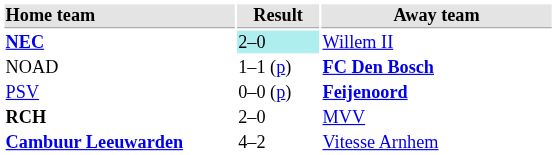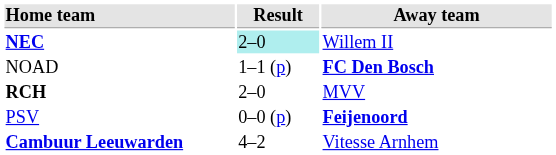rows swapped: (22, 91) <-> (26, 117)
